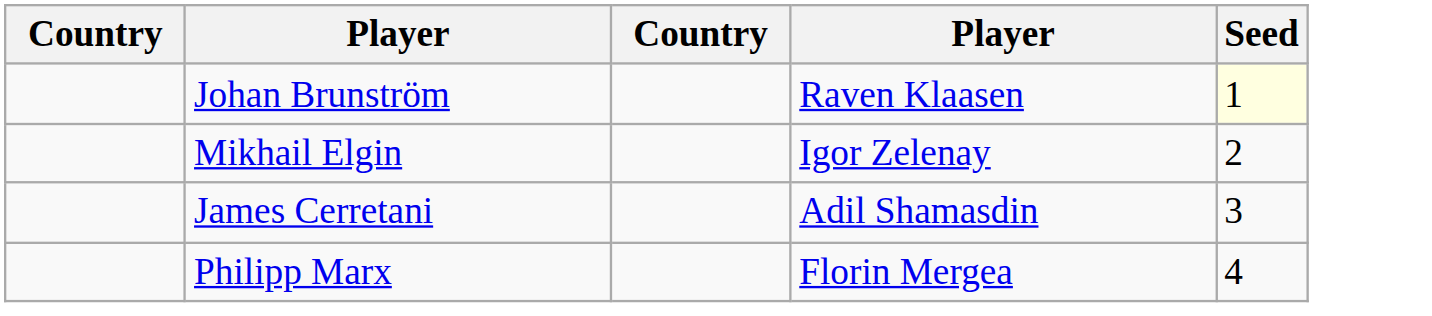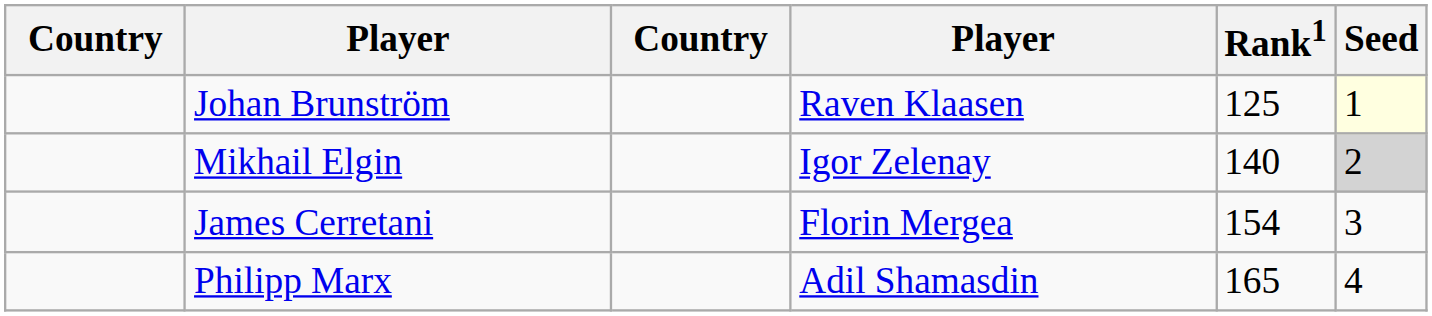+ column: (1275, 39)
(1234, 152) no background -> (1353, 162) lightgrey background
(919, 211) Adil Shamasdin -> (906, 221) Florin Mergea
(906, 270) Florin Mergea -> (919, 280) Adil Shamasdin
